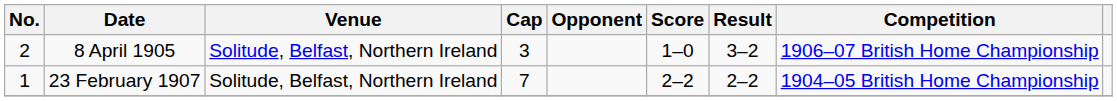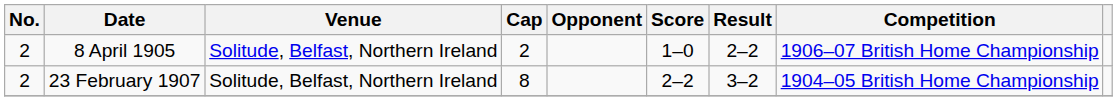(524, 50) 3 -> (524, 50) 2
(742, 50) 3–2 -> (742, 50) 2–2
(24, 80) 1 -> (24, 80) 2
(524, 80) 7 -> (524, 80) 8
(742, 80) 2–2 -> (742, 80) 3–2
